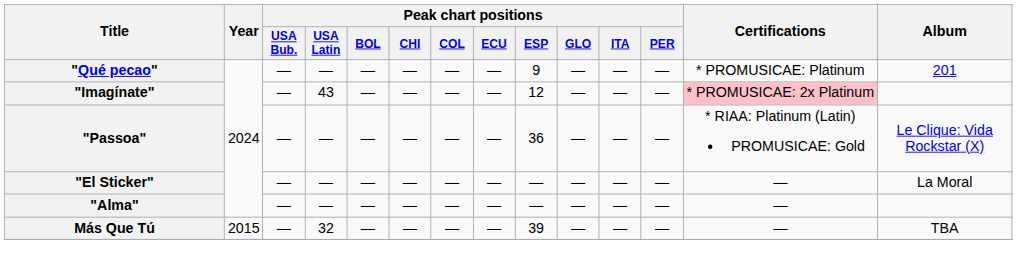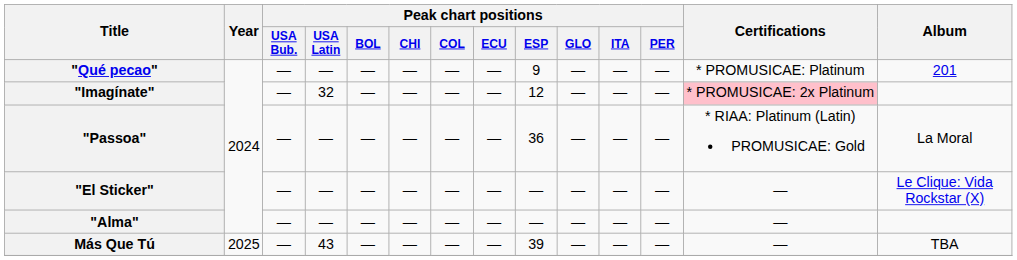(326, 93) 43 -> (326, 93) 32
(945, 138) Le Clique: Vida Rockstar (X) -> (945, 138) La Moral
(945, 183) La Moral -> (945, 191) Le Clique: Vida Rockstar (X)
(244, 228) 2015 -> (244, 244) 2025
(326, 228) 32 -> (326, 244) 43
